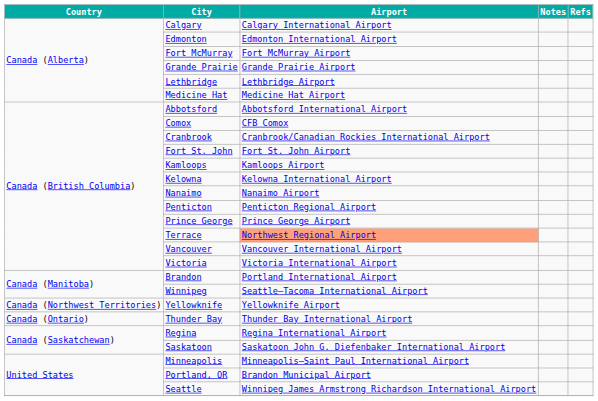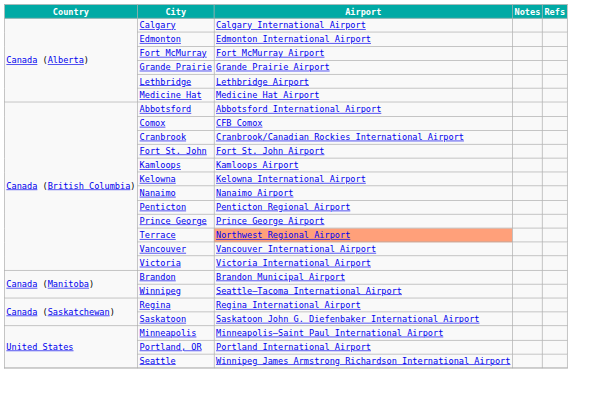(319, 277) Portland International Airport -> (281, 277) Brandon Municipal Airport
- row: (194, 305)
- row: (194, 319)
(306, 375) Brandon Municipal Airport -> (294, 347) Portland International Airport
